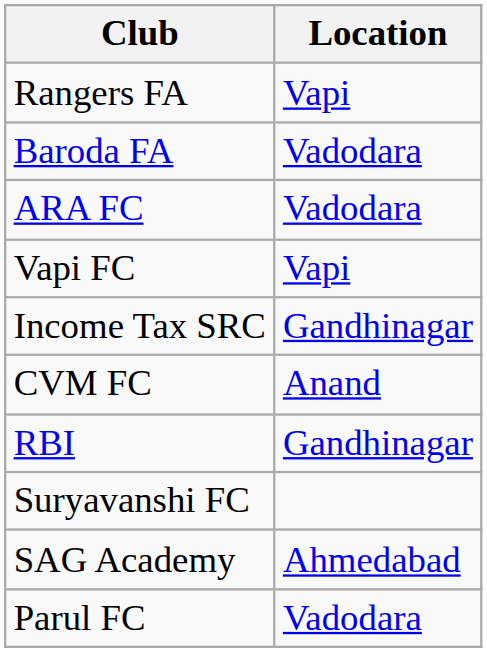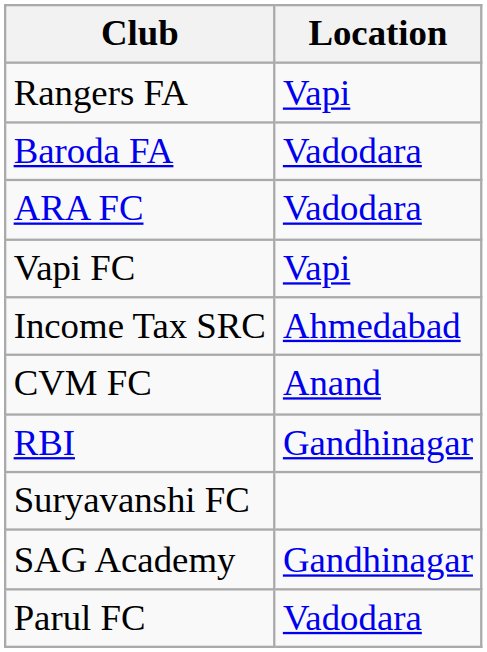(378, 325) Gandhinagar -> (372, 325) Ahmedabad
(372, 558) Ahmedabad -> (378, 558) Gandhinagar
